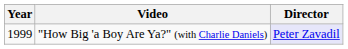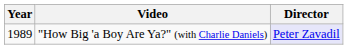(20, 34) 1999 -> (20, 34) 1989
